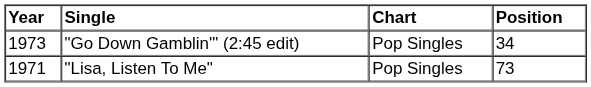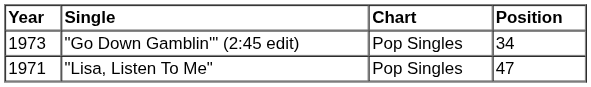(505, 68) 73 -> (505, 68) 47
